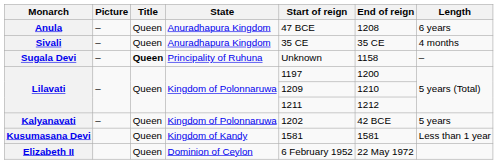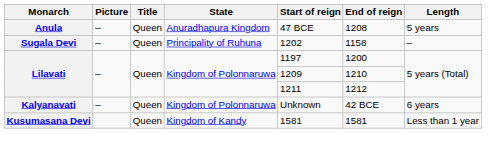(435, 27) 6 years -> (423, 27) 5 years
- row: (49, 43)
(148, 58) bold -> (147, 43) normal
(302, 58) Unknown -> (291, 43) 1202
(292, 120) 1202 -> (300, 105) Unknown
(435, 120) 5 years -> (423, 105) 6 years
- row: (49, 151)
